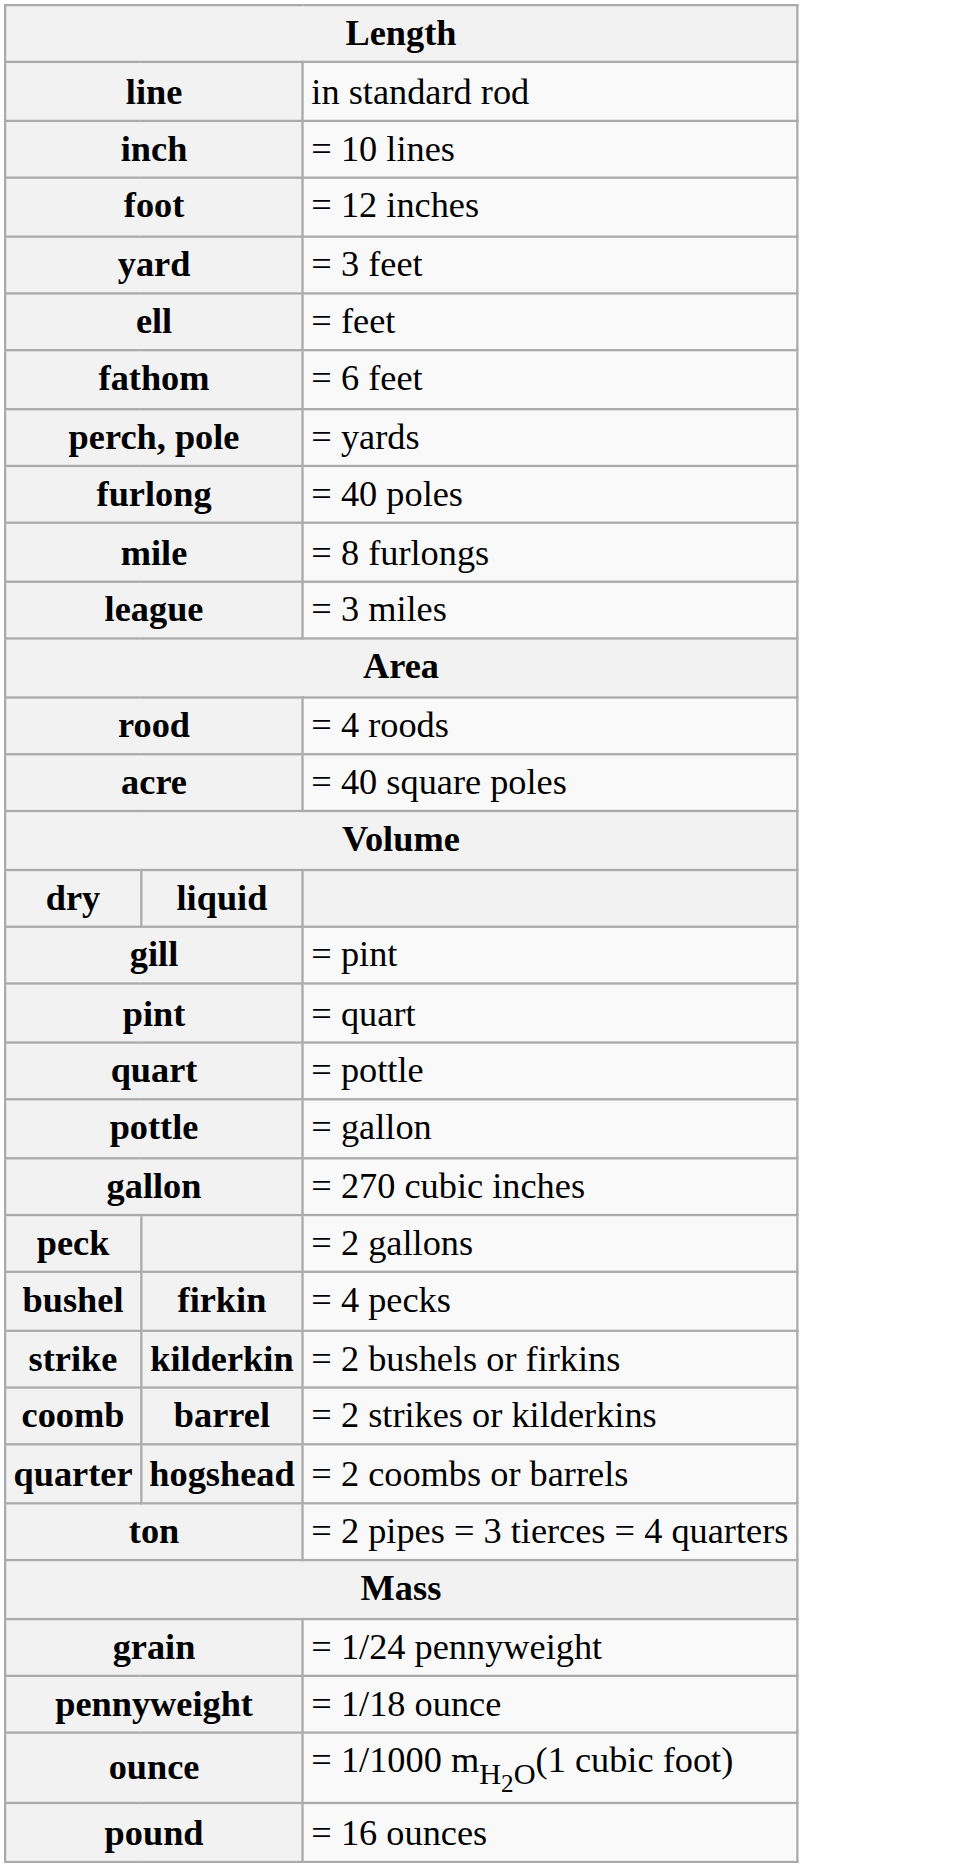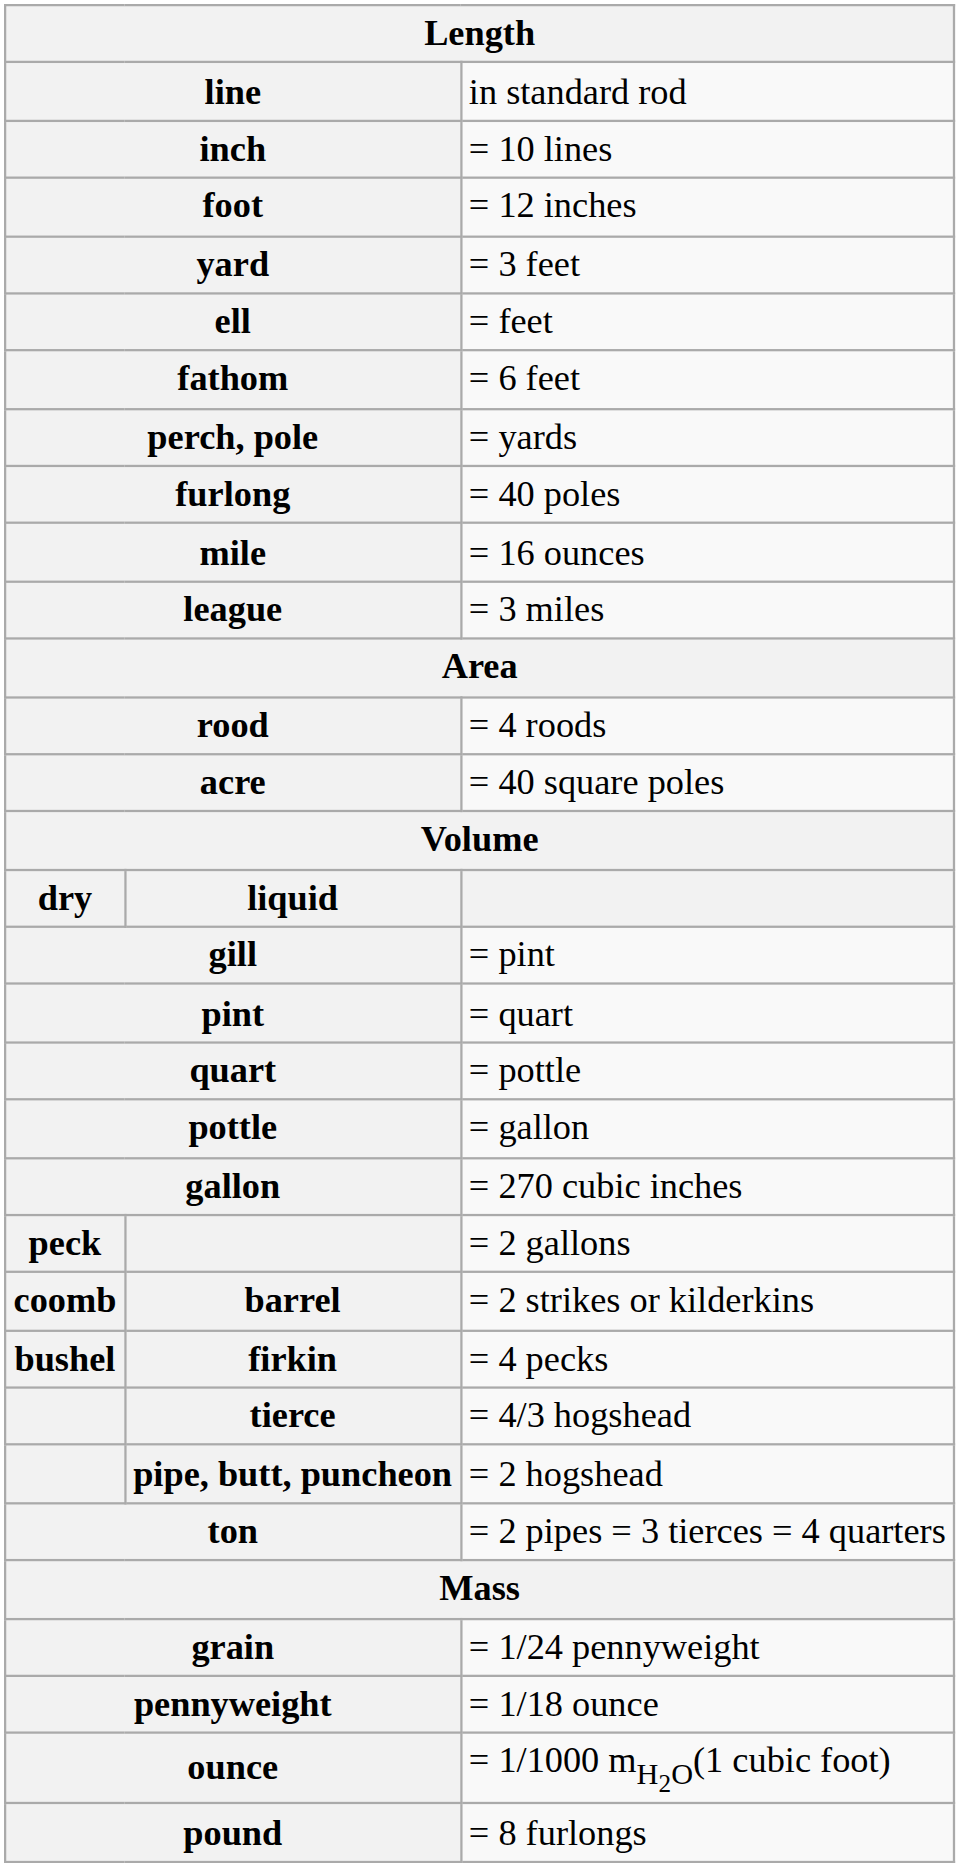(400, 551) = 8 furlongs -> (557, 551) = 16 ounces
rows swapped: (222, 1300) <-> (222, 1415)
- row: (222, 1358)
- row: (222, 1473)
+ row: (293, 1415)
+ row: (293, 1473)
(399, 1832) = 16 ounces -> (558, 1832) = 8 furlongs
